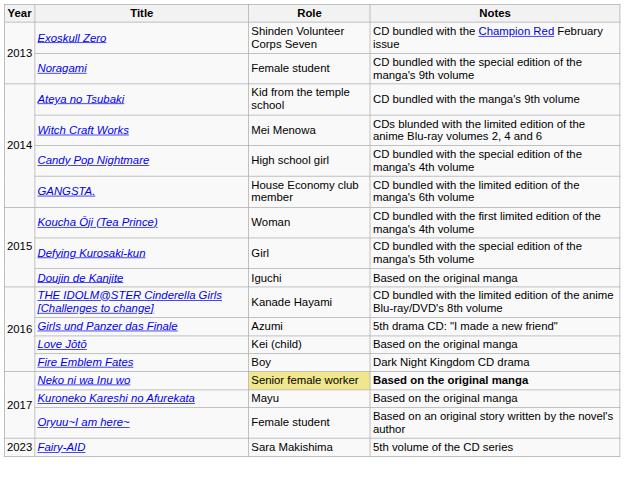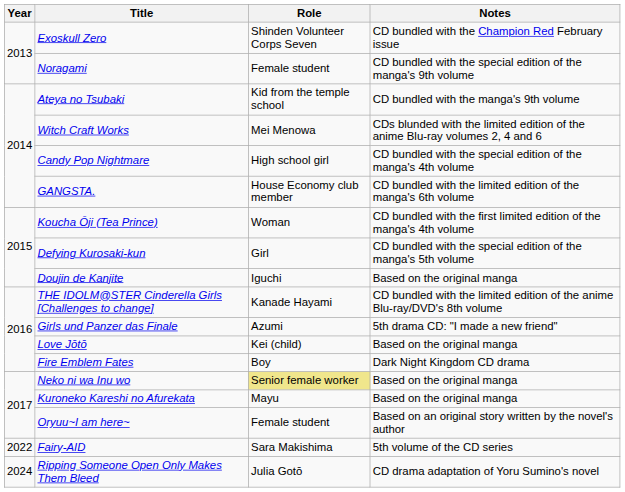(451, 380) bold -> (445, 380) normal
(20, 447) 2023 -> (20, 447) 2022
+ row: (130, 471)
